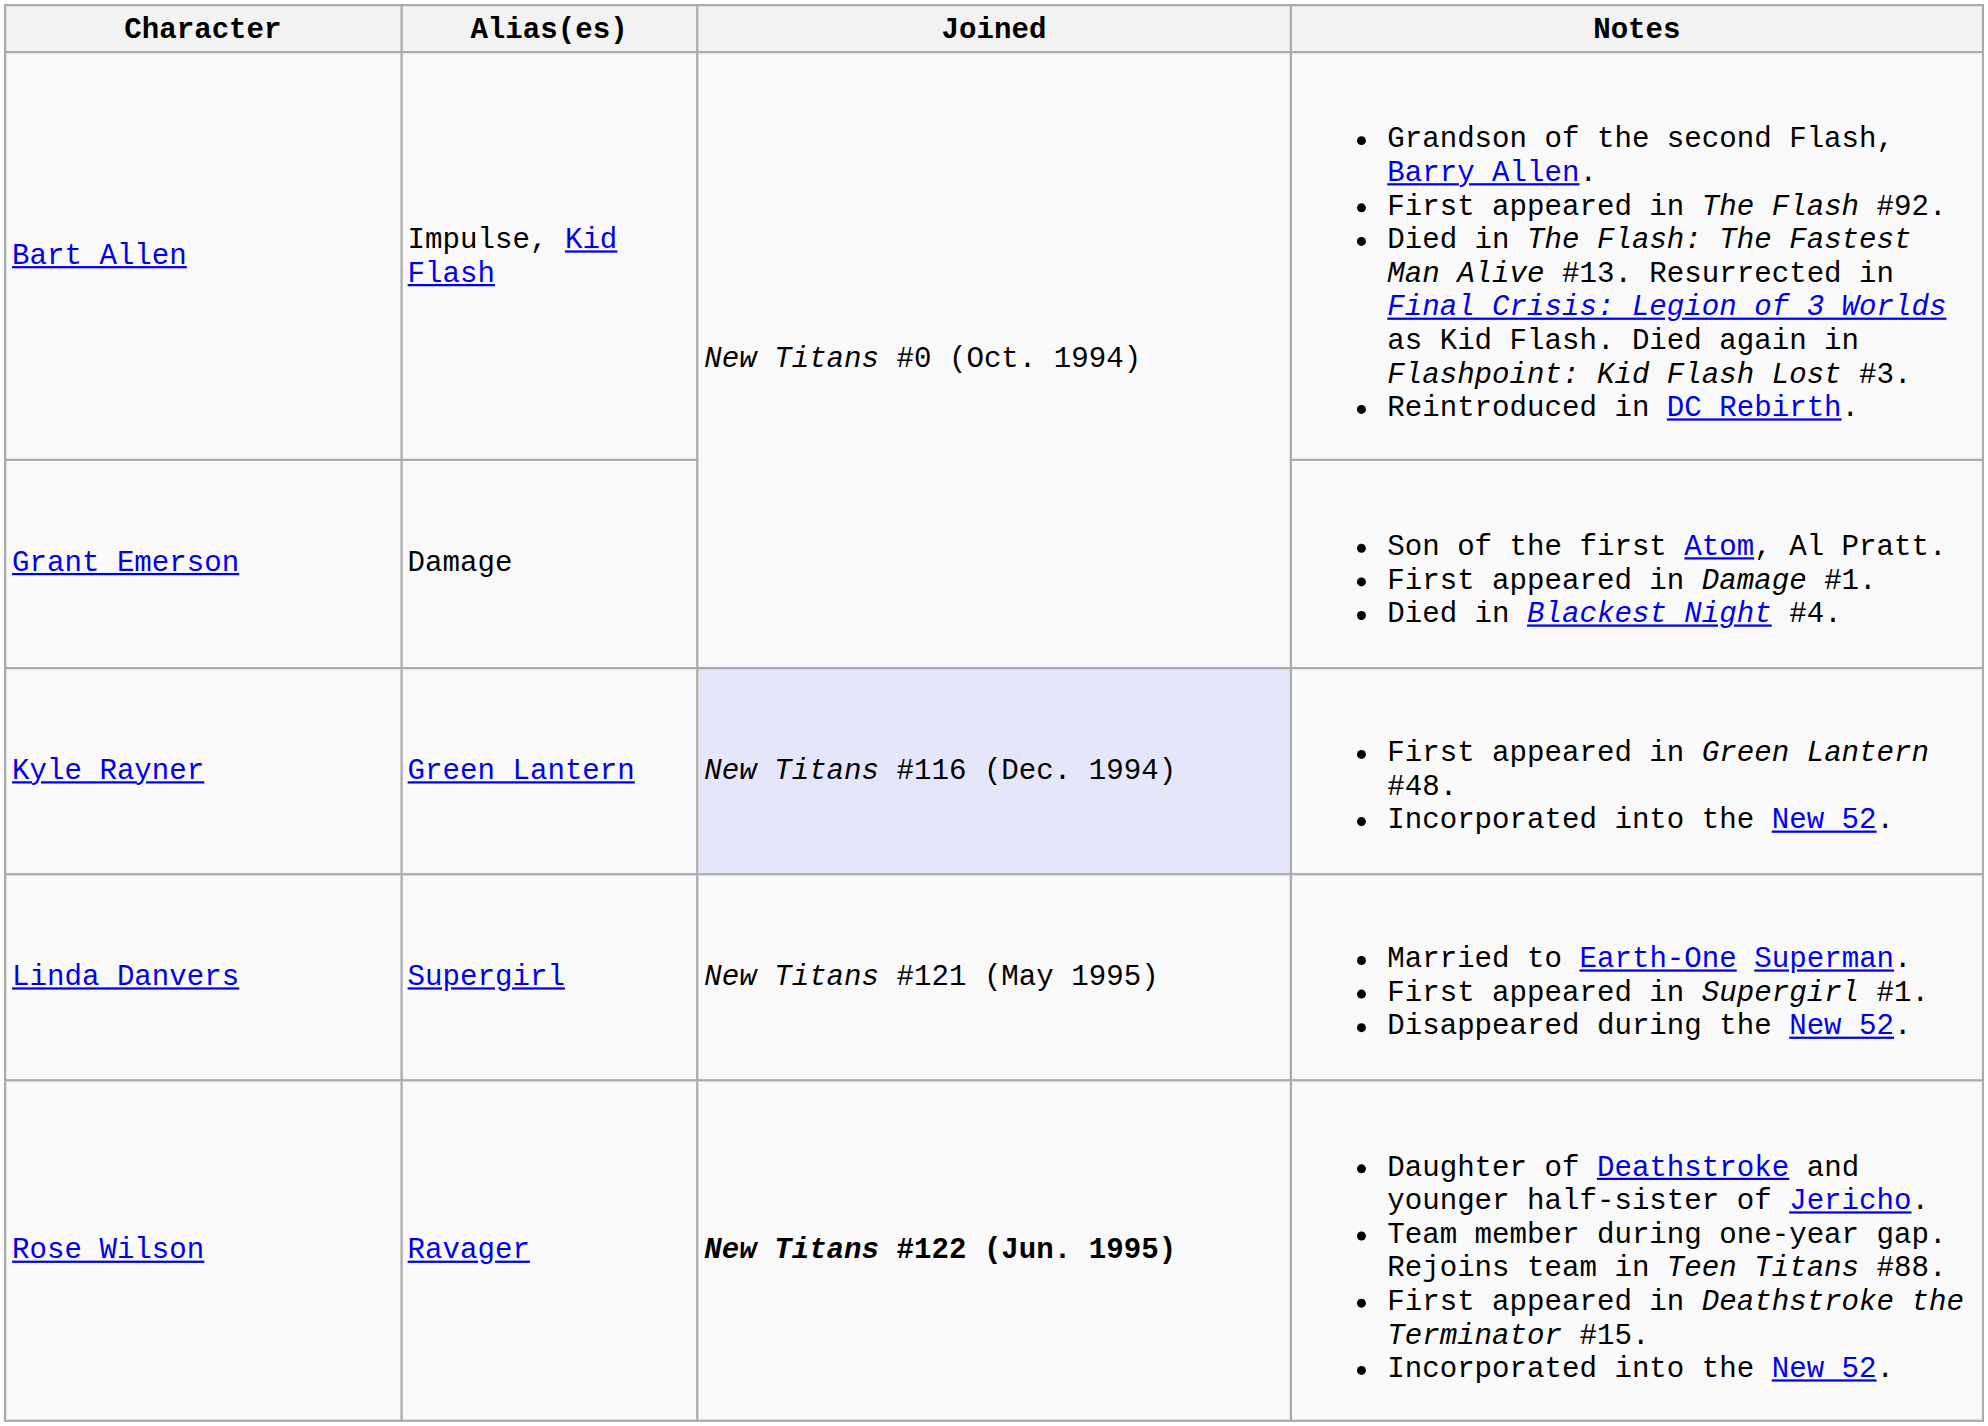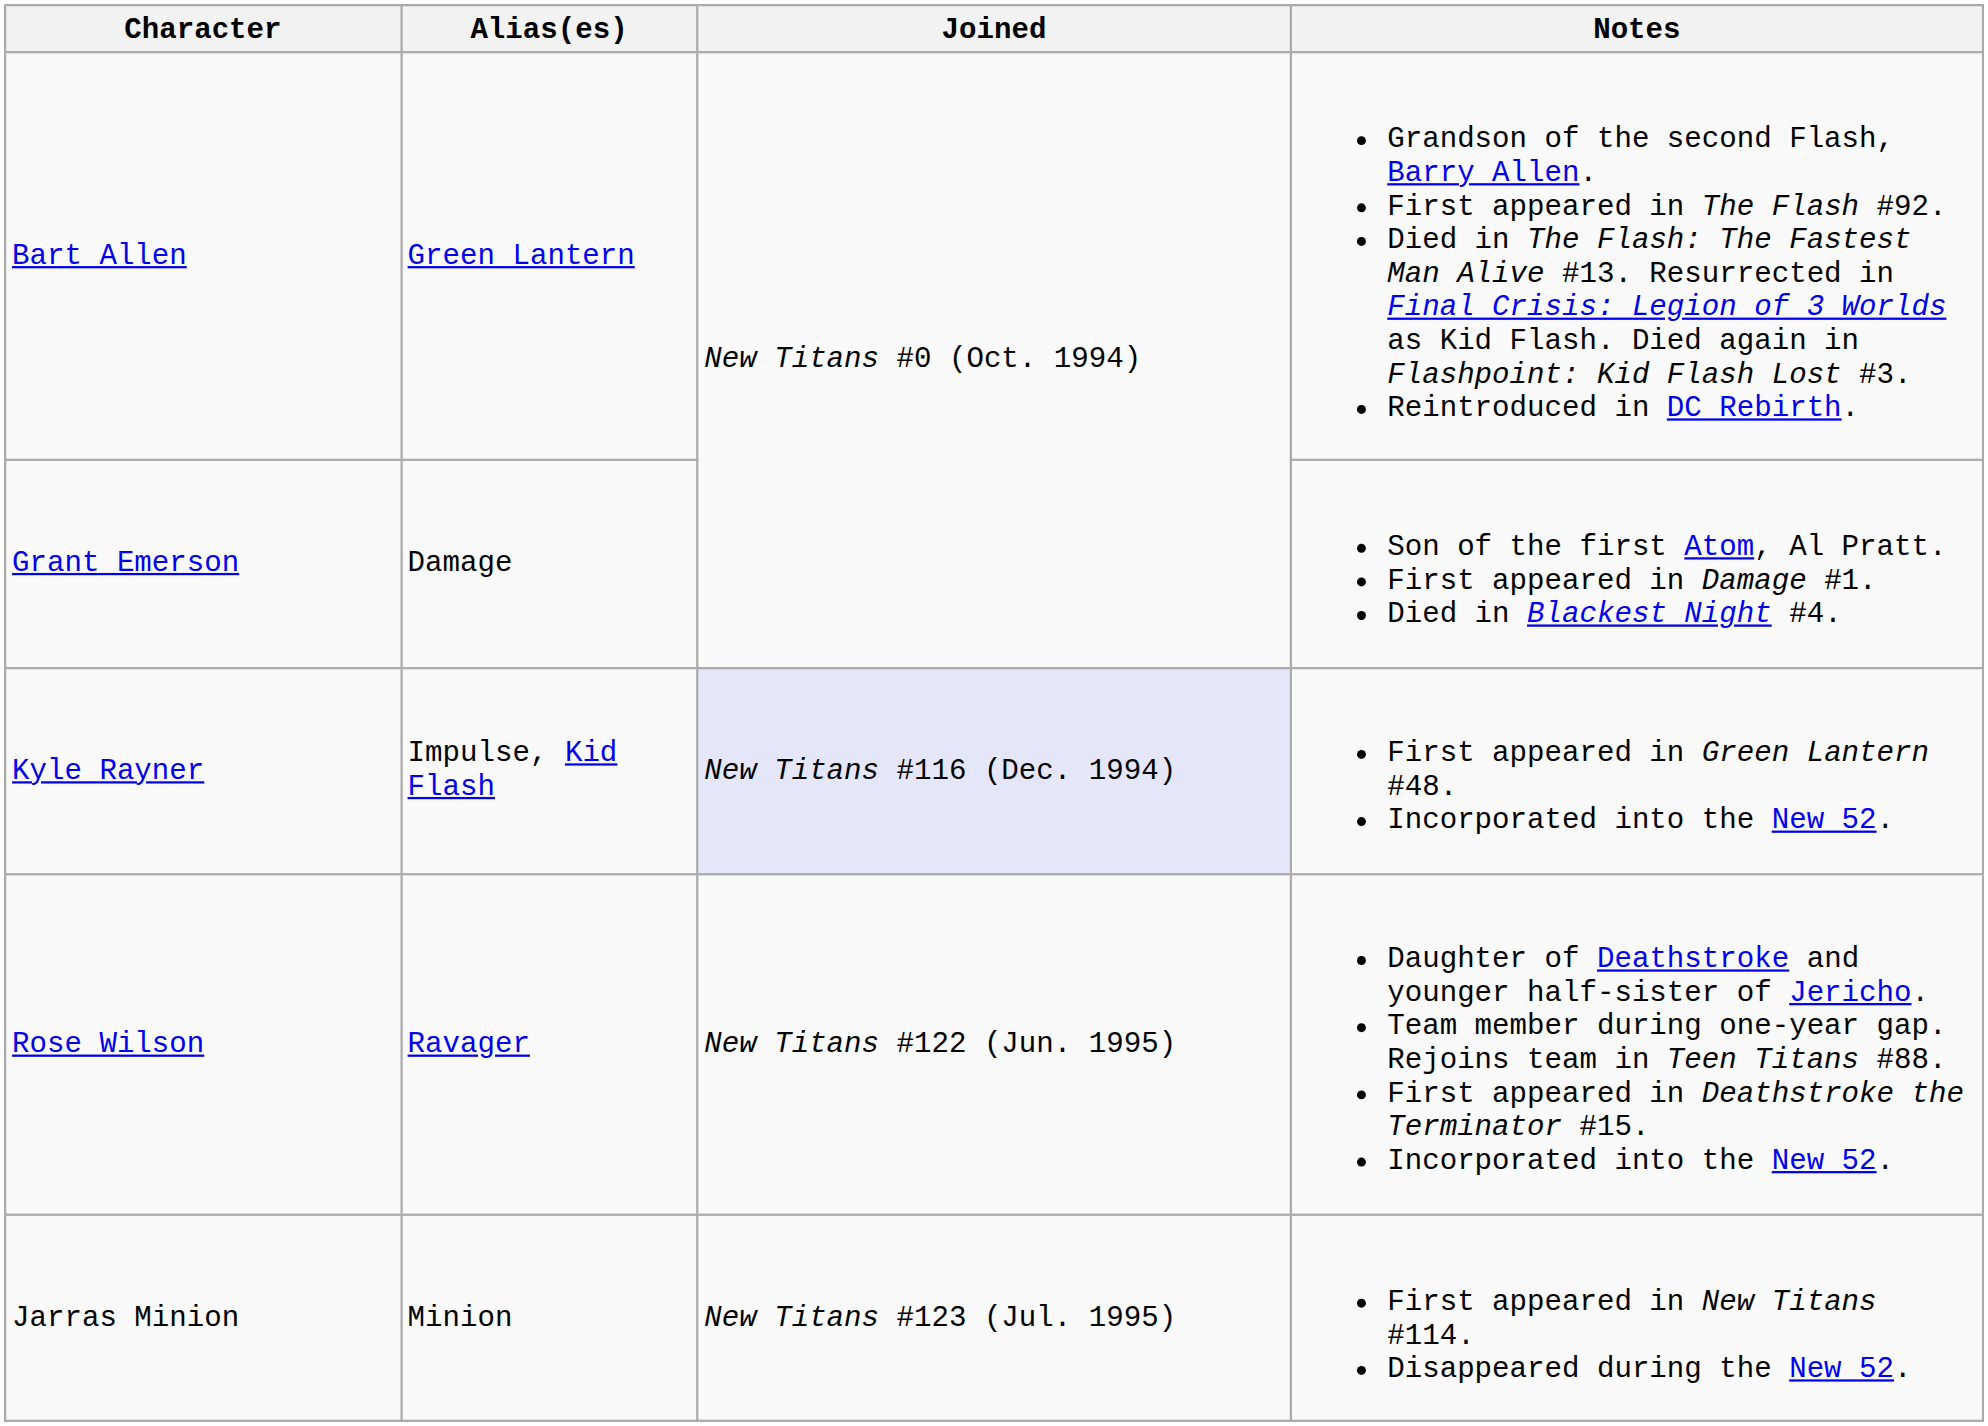(512, 257) Impulse, Kid Flash -> (521, 257) Green Lantern
(521, 770) Green Lantern -> (512, 770) Impulse, Kid Flash
- row: (126, 977)
(940, 1251) bold -> (940, 1044) normal
+ row: (126, 1318)
